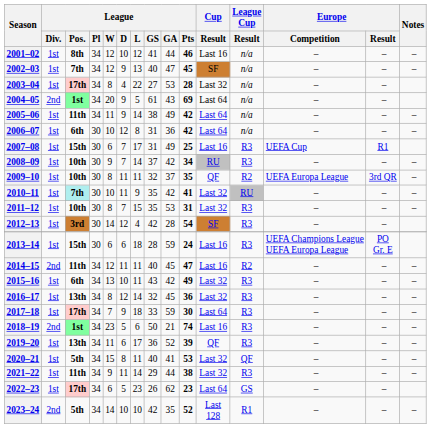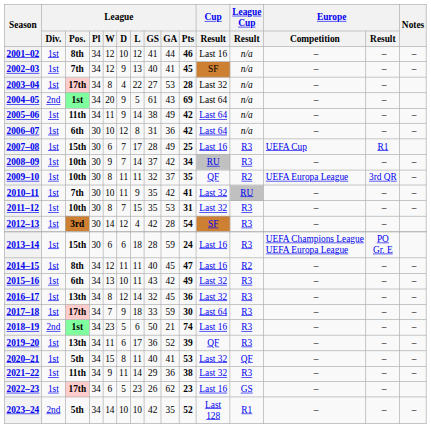(170, 69) 47 -> (170, 69) 41
(153, 147) 31 -> (153, 147) 28
(77, 193) paleturquoise background -> (77, 193) no background
(53, 266) 2nd -> (53, 266) 1st
(77, 266) 11th -> (77, 266) 8th
(170, 374) 44 -> (170, 374) 36
(213, 389) Last 64 -> (213, 389) Last 16
